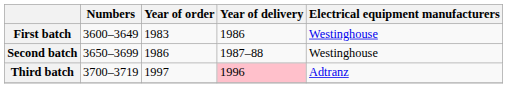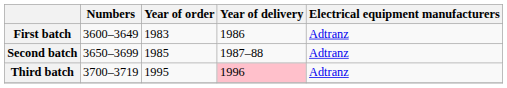(343, 33) Westinghouse -> (329, 33) Adtranz
(157, 53) 1986 -> (157, 53) 1985
(343, 53) Westinghouse -> (329, 53) Adtranz
(157, 72) 1997 -> (157, 72) 1995
